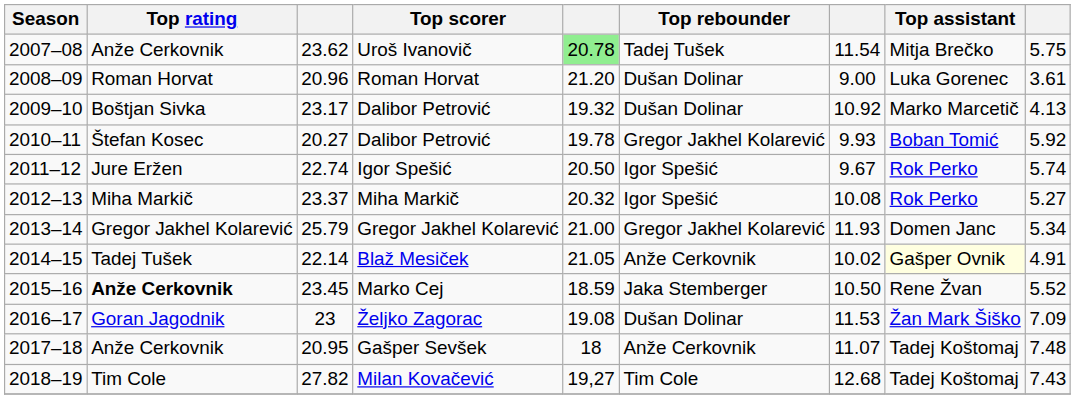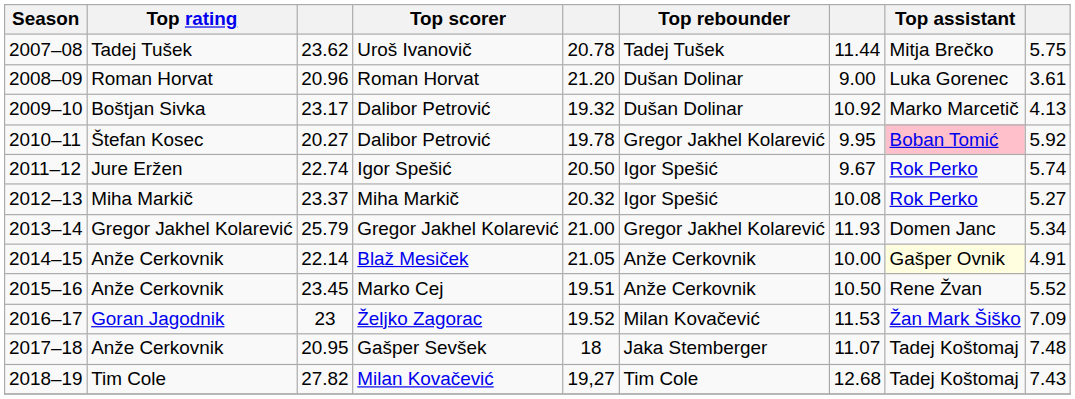(157, 49) Anže Cerkovnik -> (142, 49) Tadej Tušek
(591, 49) lightgreen background -> (591, 49) no background
(857, 49) 11.54 -> (857, 49) 11.44
(857, 139) 9.93 -> (857, 139) 9.95
(944, 139) no background -> (944, 139) pink background
(142, 259) Tadej Tušek -> (157, 259) Anže Cerkovnik
(857, 259) 10.02 -> (857, 259) 10.00
(162, 288) bold -> (157, 288) normal
(591, 288) 18.59 -> (591, 288) 19.51
(695, 288) Jaka Stemberger -> (690, 288) Anže Cerkovnik
(591, 318) 19.08 -> (591, 318) 19.52
(683, 318) Dušan Dolinar -> (692, 318) Milan Kovačević
(690, 348) Anže Cerkovnik -> (695, 348) Jaka Stemberger
